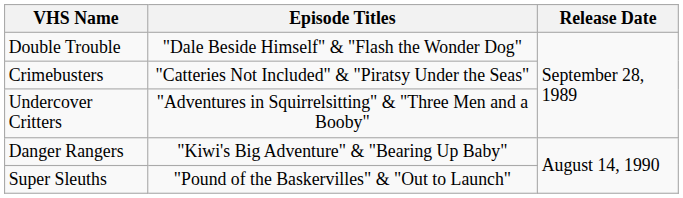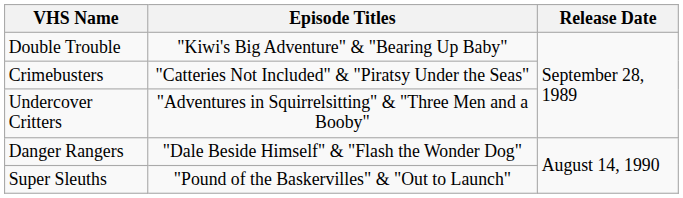(342, 46) "Dale Beside Himself" & "Flash the Wonder Dog" -> (342, 46) "Kiwi's Big Adventure" & "Bearing Up Baby"
(342, 151) "Kiwi's Big Adventure" & "Bearing Up Baby" -> (342, 151) "Dale Beside Himself" & "Flash the Wonder Dog"
